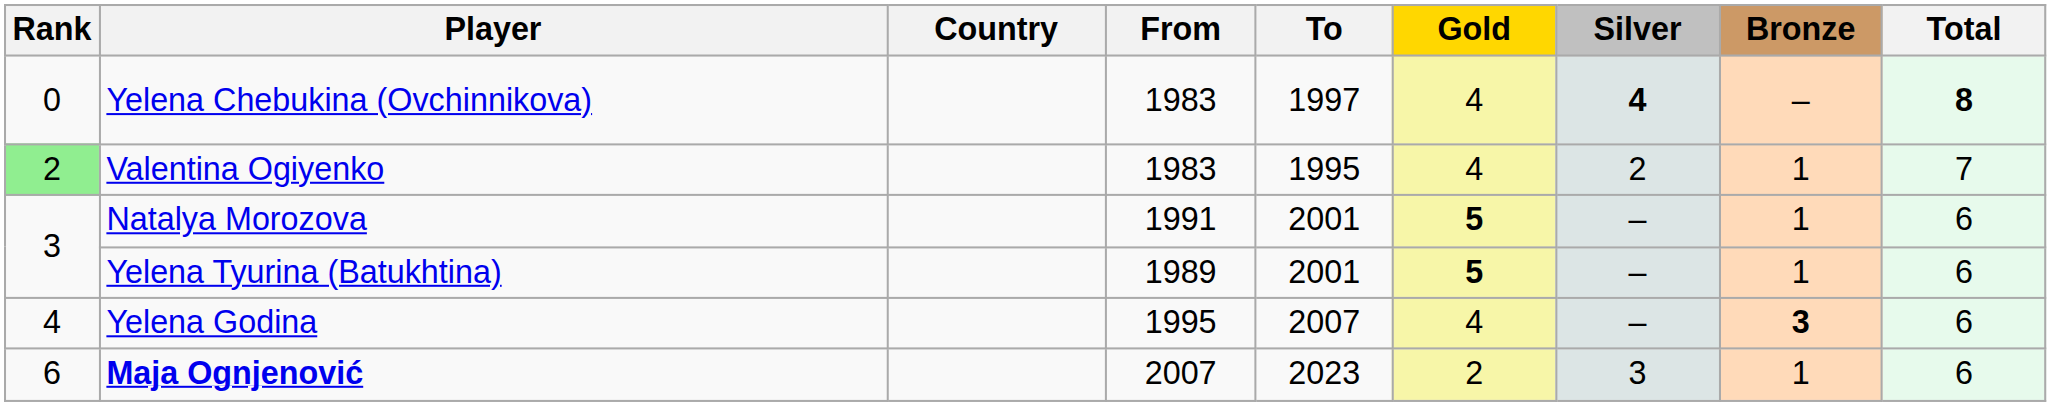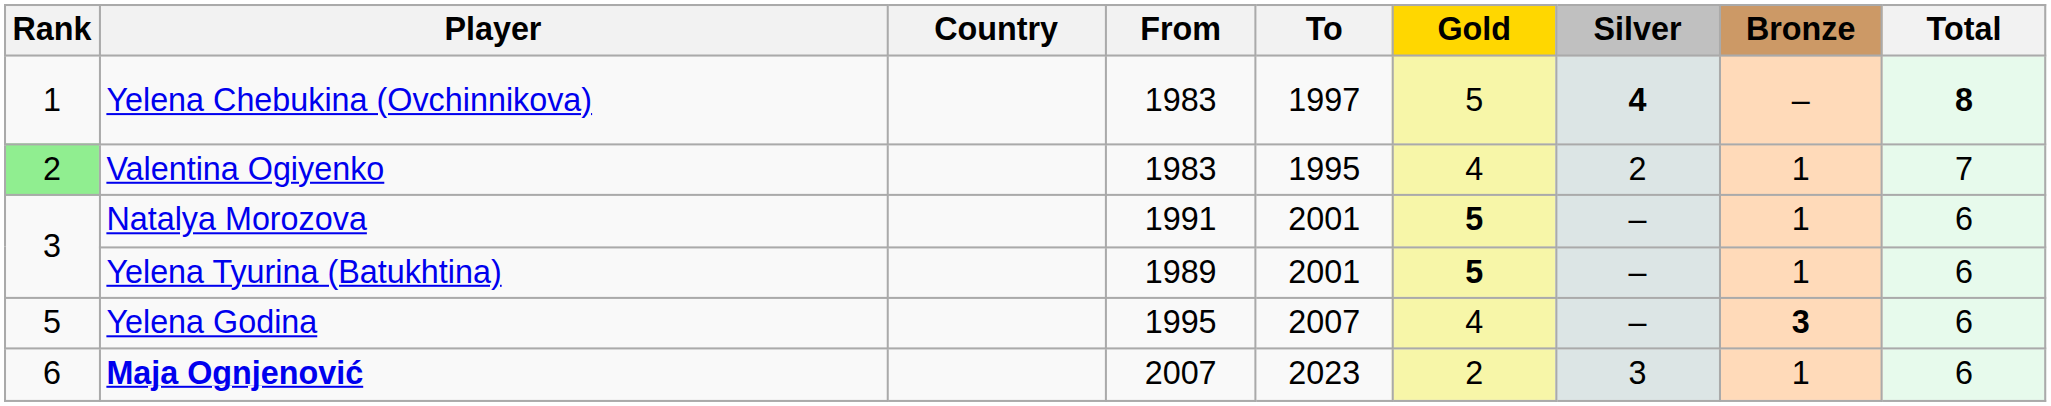(52, 99) 0 -> (52, 99) 1
(1474, 99) 4 -> (1474, 99) 5
(52, 322) 4 -> (52, 322) 5
